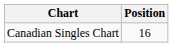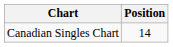(145, 32) 16 -> (145, 32) 14
